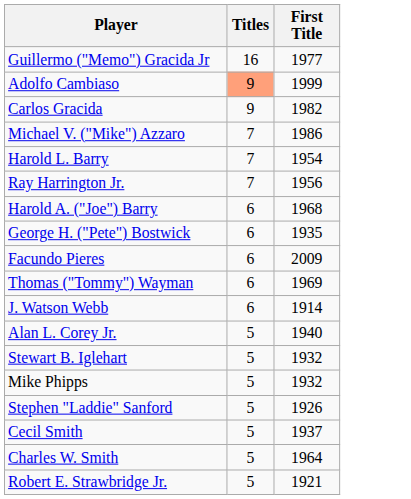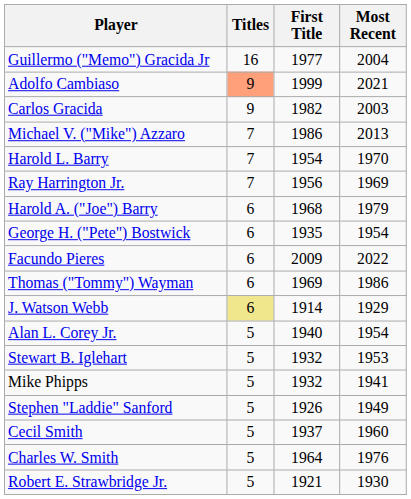+ column: (373, 25)
(251, 308) no background -> (251, 308) khaki background
